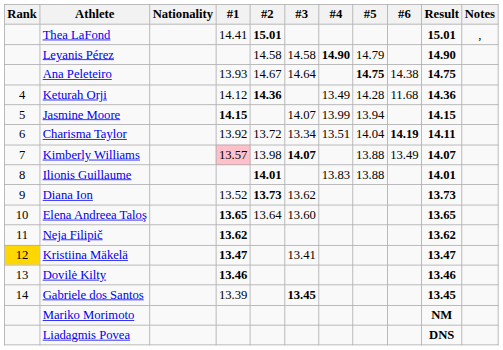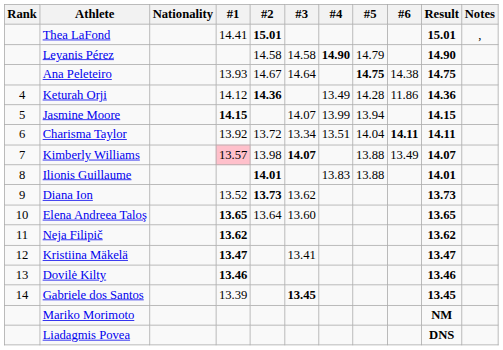(404, 94) 11.68 -> (404, 94) 11.86
(404, 134) 14.19 -> (404, 134) 14.11
(22, 255) gold background -> (22, 255) no background
